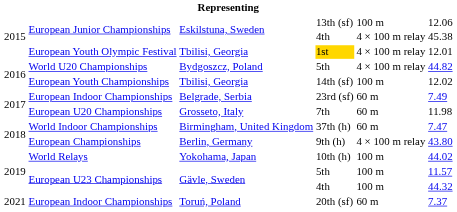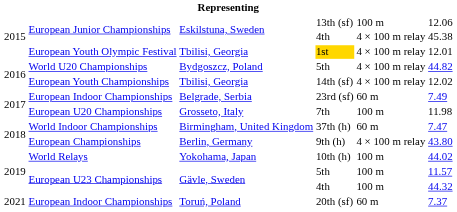(370, 82) 100 m -> (391, 82) 4 × 100 m relay
(367, 112) 60 m -> (370, 112) 100 m
